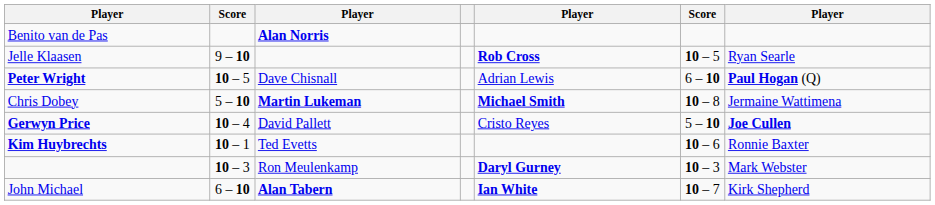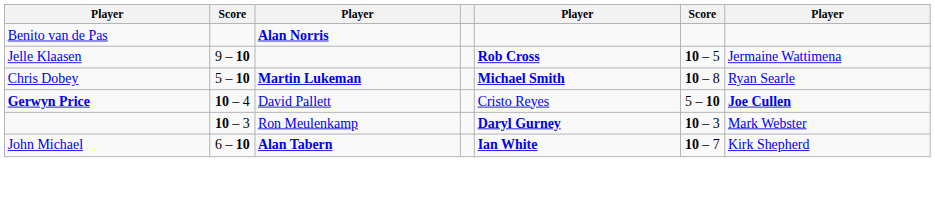(761, 57) Ryan Searle -> (785, 57) Jermaine Wattimena
- row: (46, 79)
(785, 101) Jermaine Wattimena -> (761, 79) Ryan Searle
- row: (57, 145)
